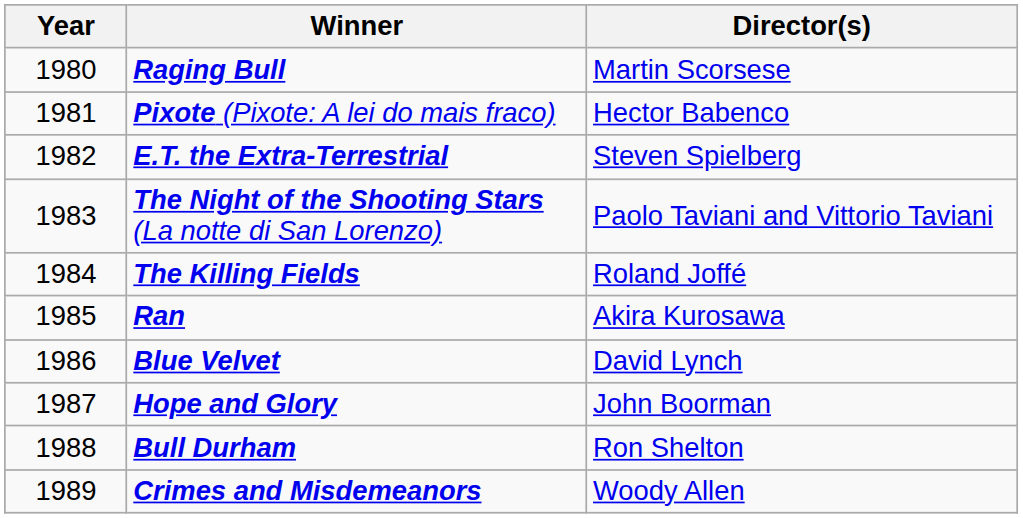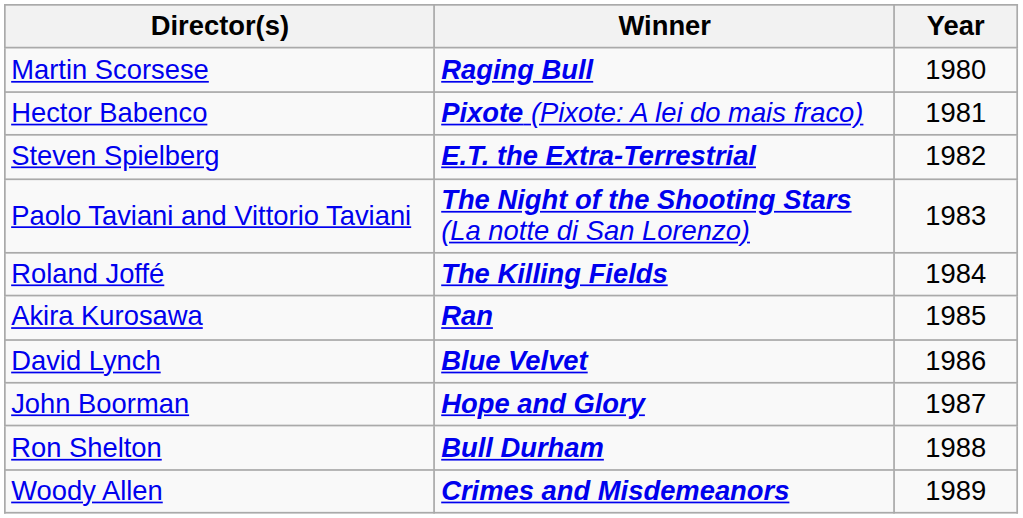columns swapped: (66, 26) <-> (802, 26)
